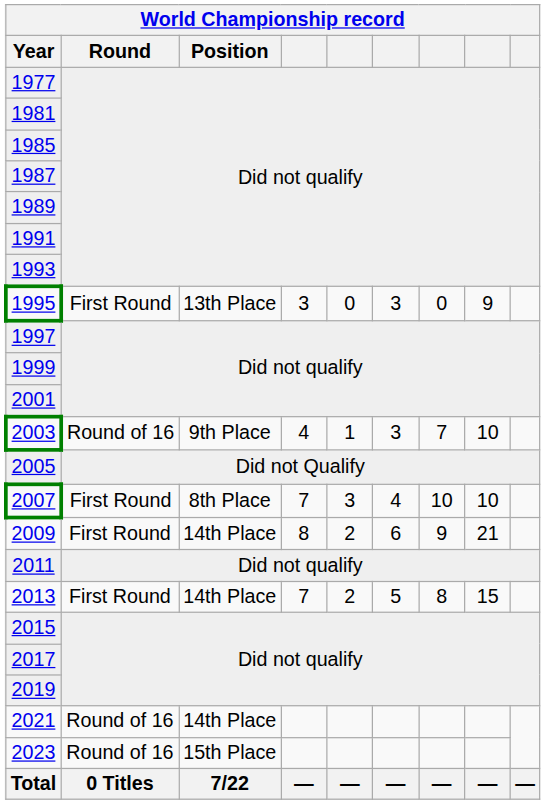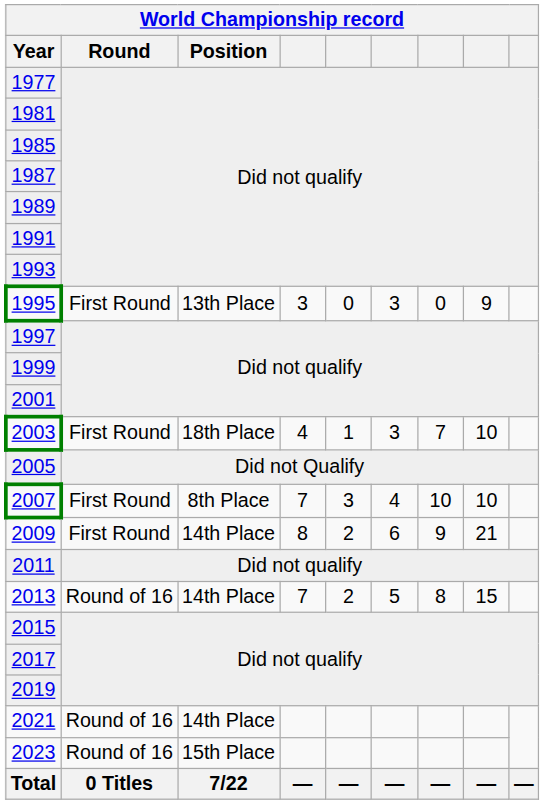(121, 433) Round of 16 -> (120, 433) First Round
(230, 433) 9th Place -> (229, 433) 18th Place
(120, 596) First Round -> (119, 596) Round of 16
